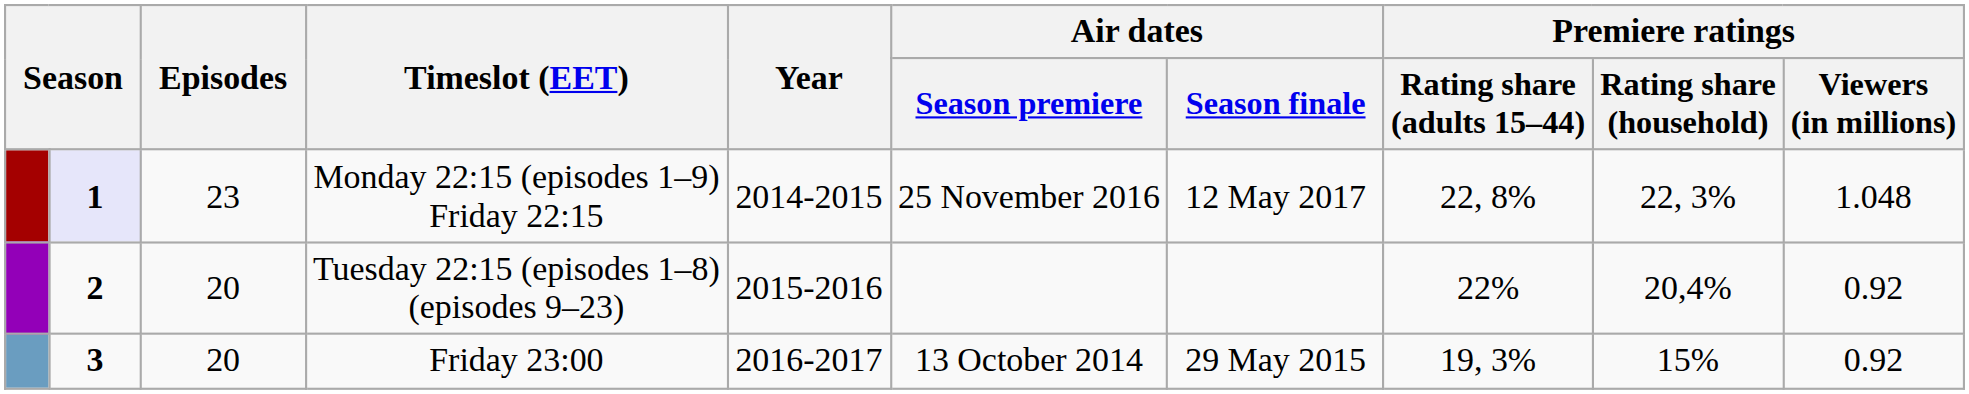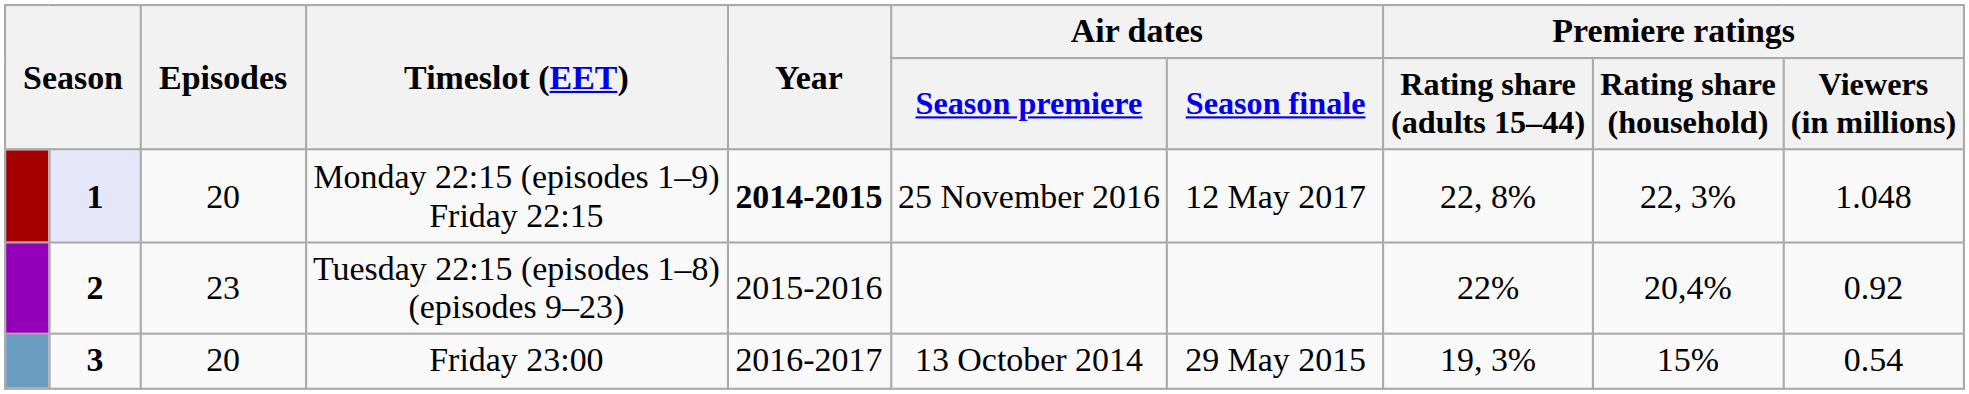(223, 195) 23 -> (223, 195) 20
(809, 195) normal -> (809, 195) bold
(223, 287) 20 -> (223, 287) 23
(1873, 360) 0.92 -> (1873, 360) 0.54
